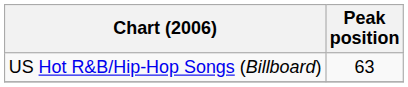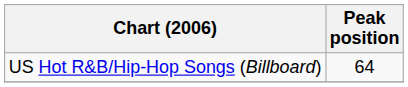(365, 67) 63 -> (365, 67) 64
